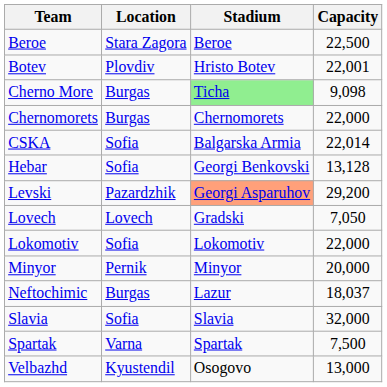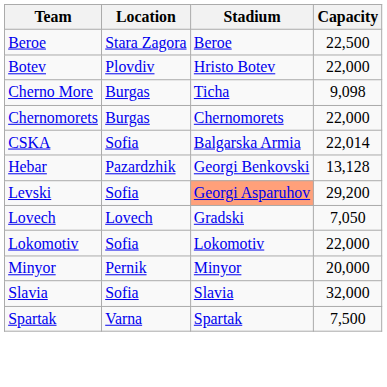(348, 67) 22,001 -> (348, 67) 22,000
(212, 92) lightgreen background -> (212, 92) no background
(122, 167) Sofia -> (140, 167) Pazardzhik
(140, 192) Pazardzhik -> (122, 192) Sofia
- row: (48, 293)
- row: (38, 368)
